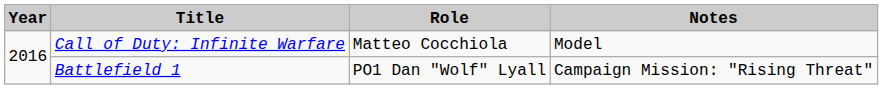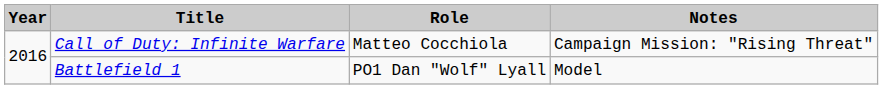(578, 44) Model -> (714, 44) Campaign Mission: "Rising Threat"
(714, 70) Campaign Mission: "Rising Threat" -> (578, 70) Model
